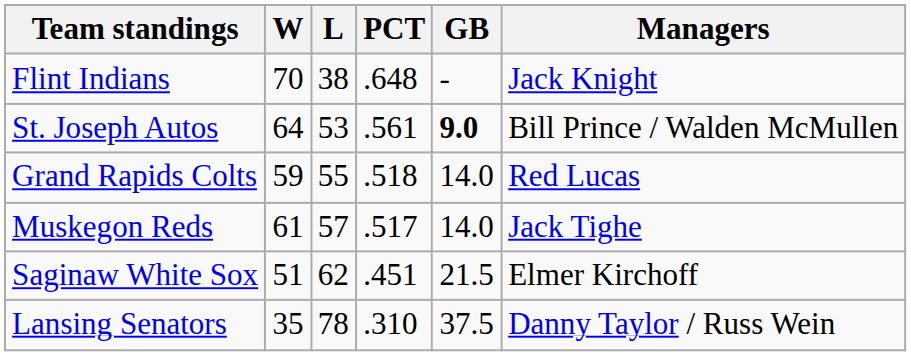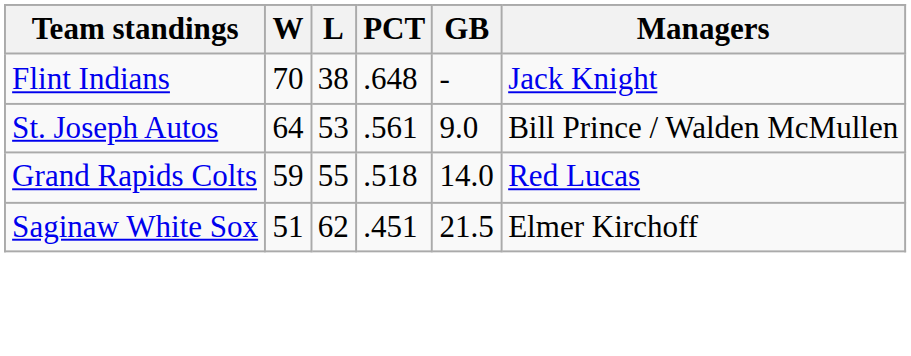(459, 127) bold -> (459, 127) normal
- row: (113, 226)
- row: (119, 324)
